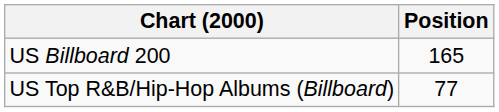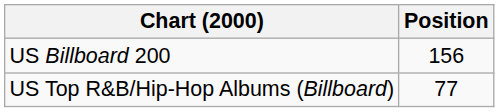(446, 55) 165 -> (446, 55) 156
